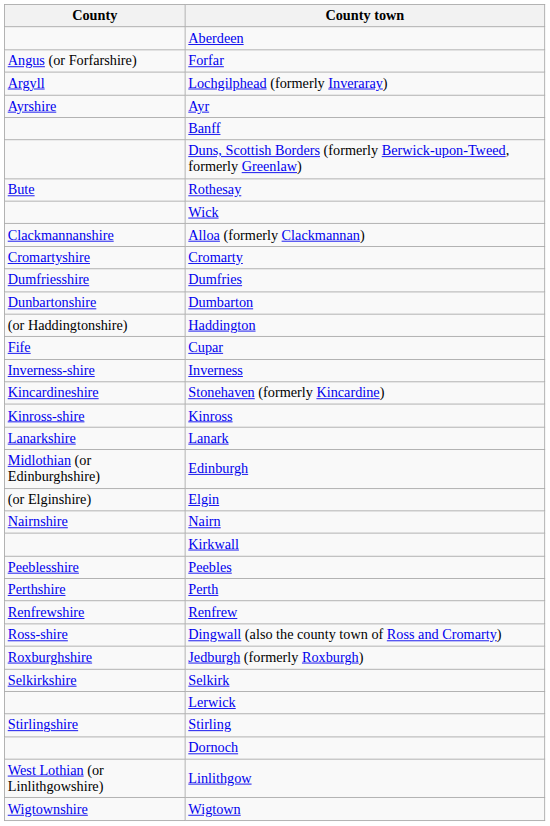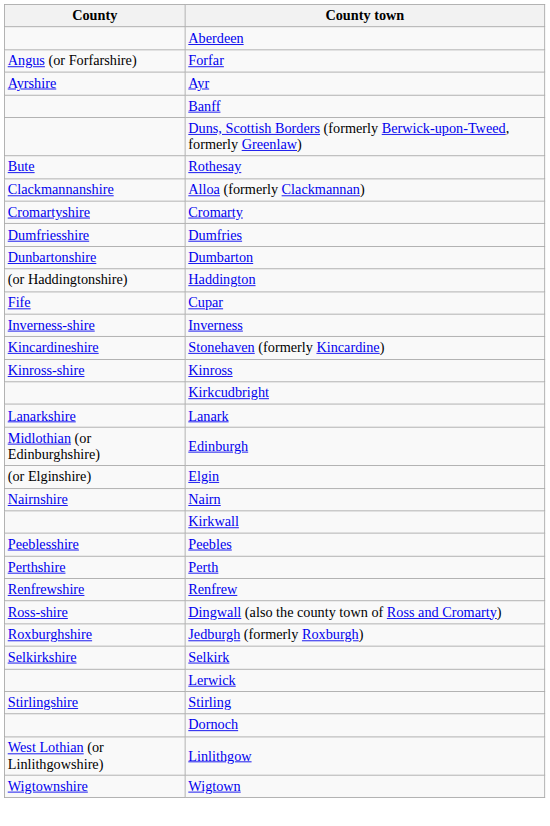- row: (288, 83)
- row: (203, 212)
+ row: (229, 393)
